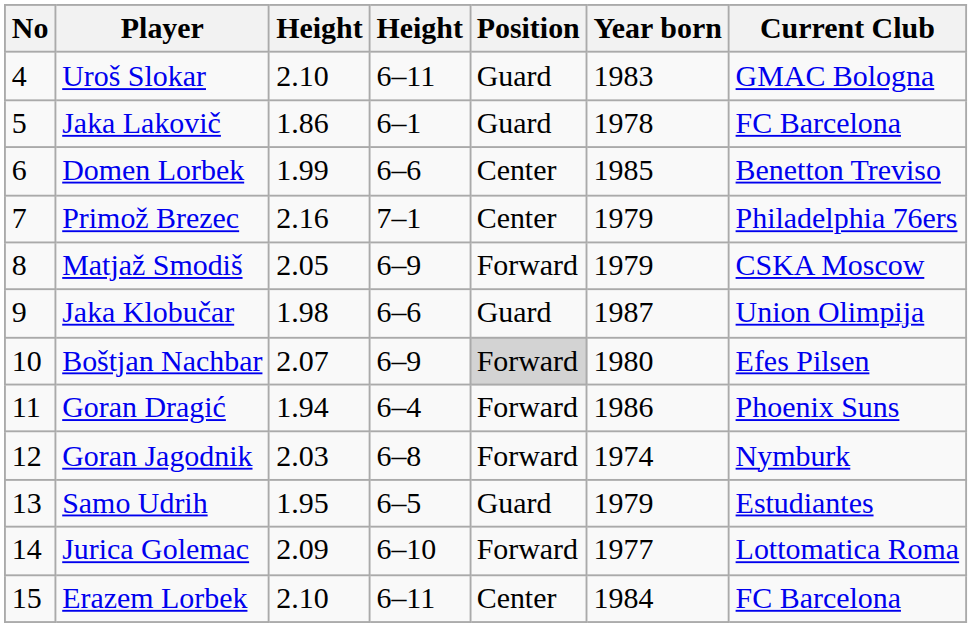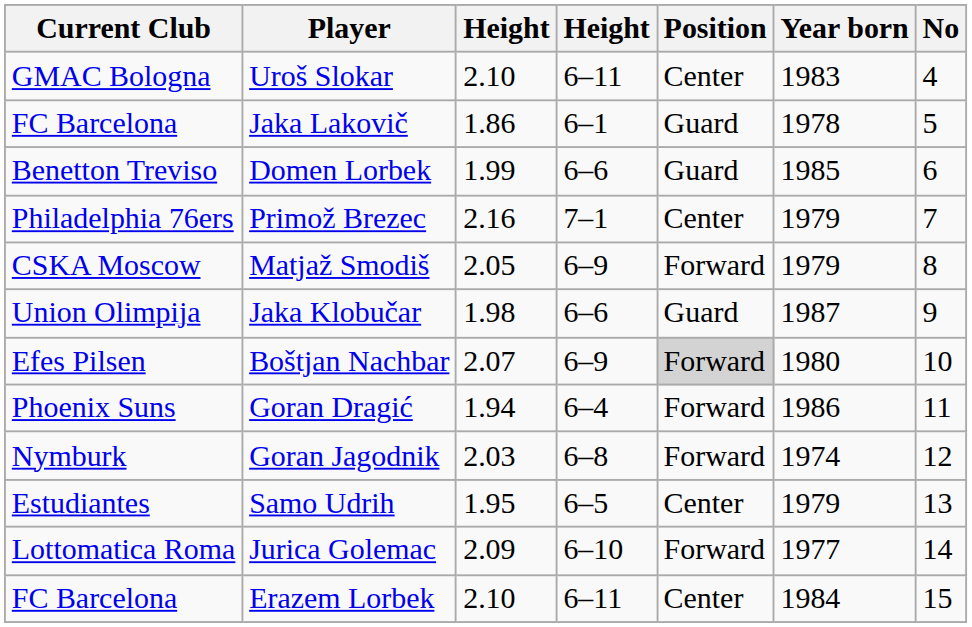columns swapped: (30, 28) <-> (847, 28)
(514, 75) Guard -> (703, 75) Center
(517, 170) Center -> (701, 170) Guard
(514, 502) Guard -> (703, 502) Center
